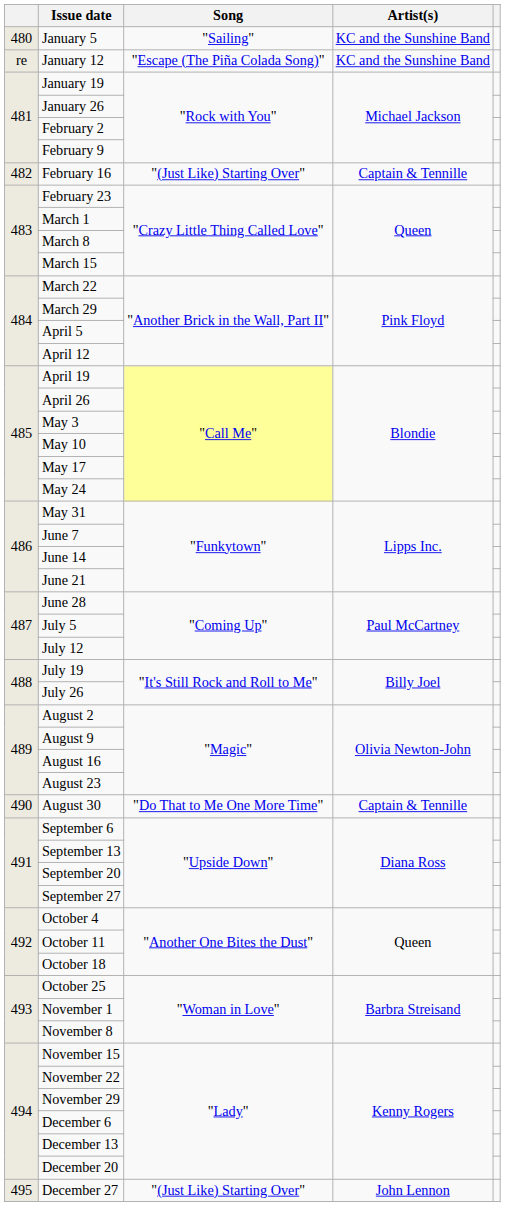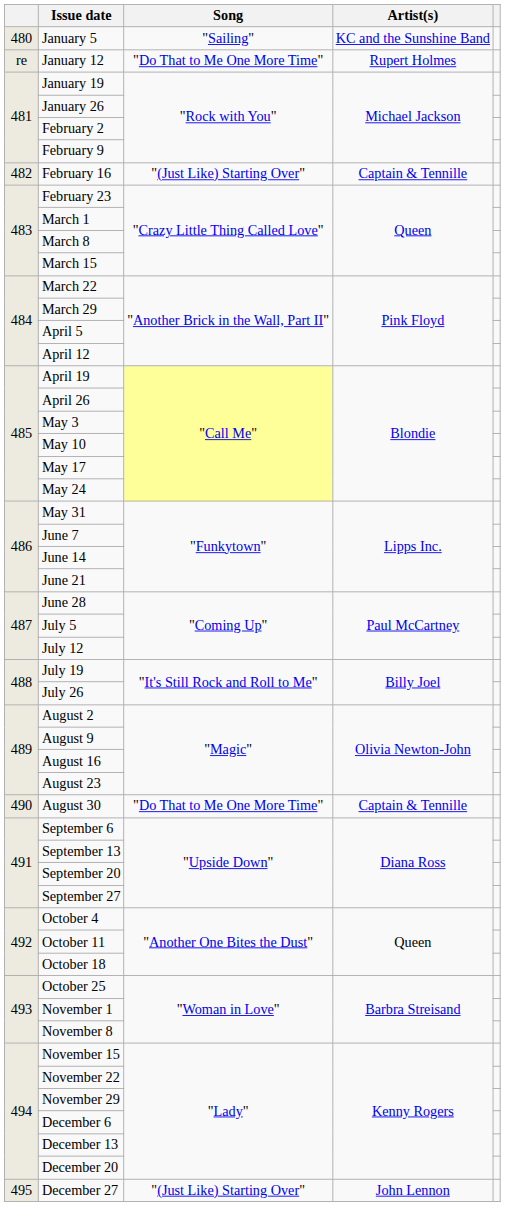(228, 60) "Escape (The Piña Colada Song)" -> (228, 60) "Do That to Me One More Time"
(413, 60) KC and the Sunshine Band -> (413, 60) Rupert Holmes
